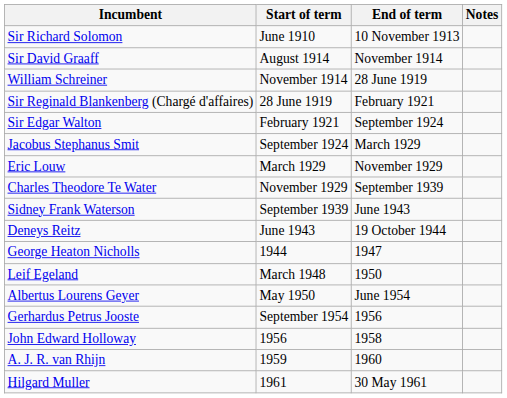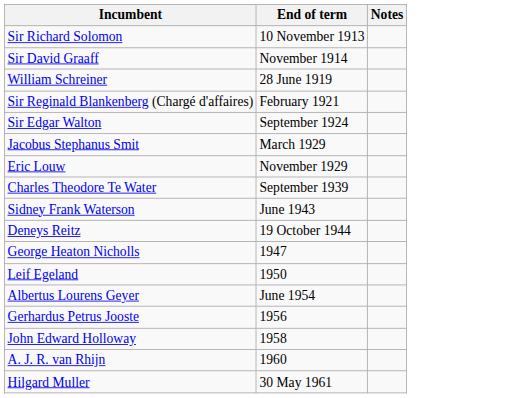- column: (304, 15)
